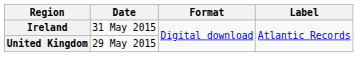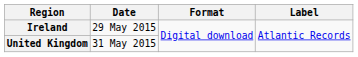(124, 28) 31 May 2015 -> (124, 28) 29 May 2015
(124, 44) 29 May 2015 -> (124, 44) 31 May 2015
